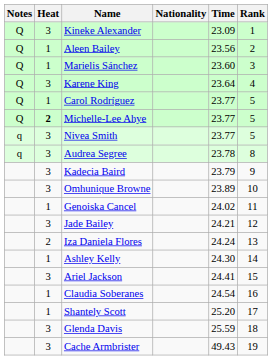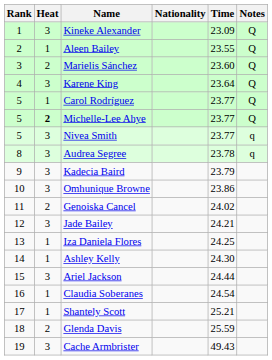columns swapped: (252, 13) <-> (20, 13)
(223, 48) 23.56 -> (223, 48) 23.55
(48, 66) 1 -> (48, 66) 2
(223, 188) 23.89 -> (223, 188) 23.86
(48, 206) 1 -> (48, 206) 2
(48, 241) 2 -> (48, 241) 1
(223, 241) 24.24 -> (223, 241) 24.25
(223, 276) 24.41 -> (223, 276) 24.44
(223, 311) 25.20 -> (223, 311) 25.21
(48, 329) 3 -> (48, 329) 2
